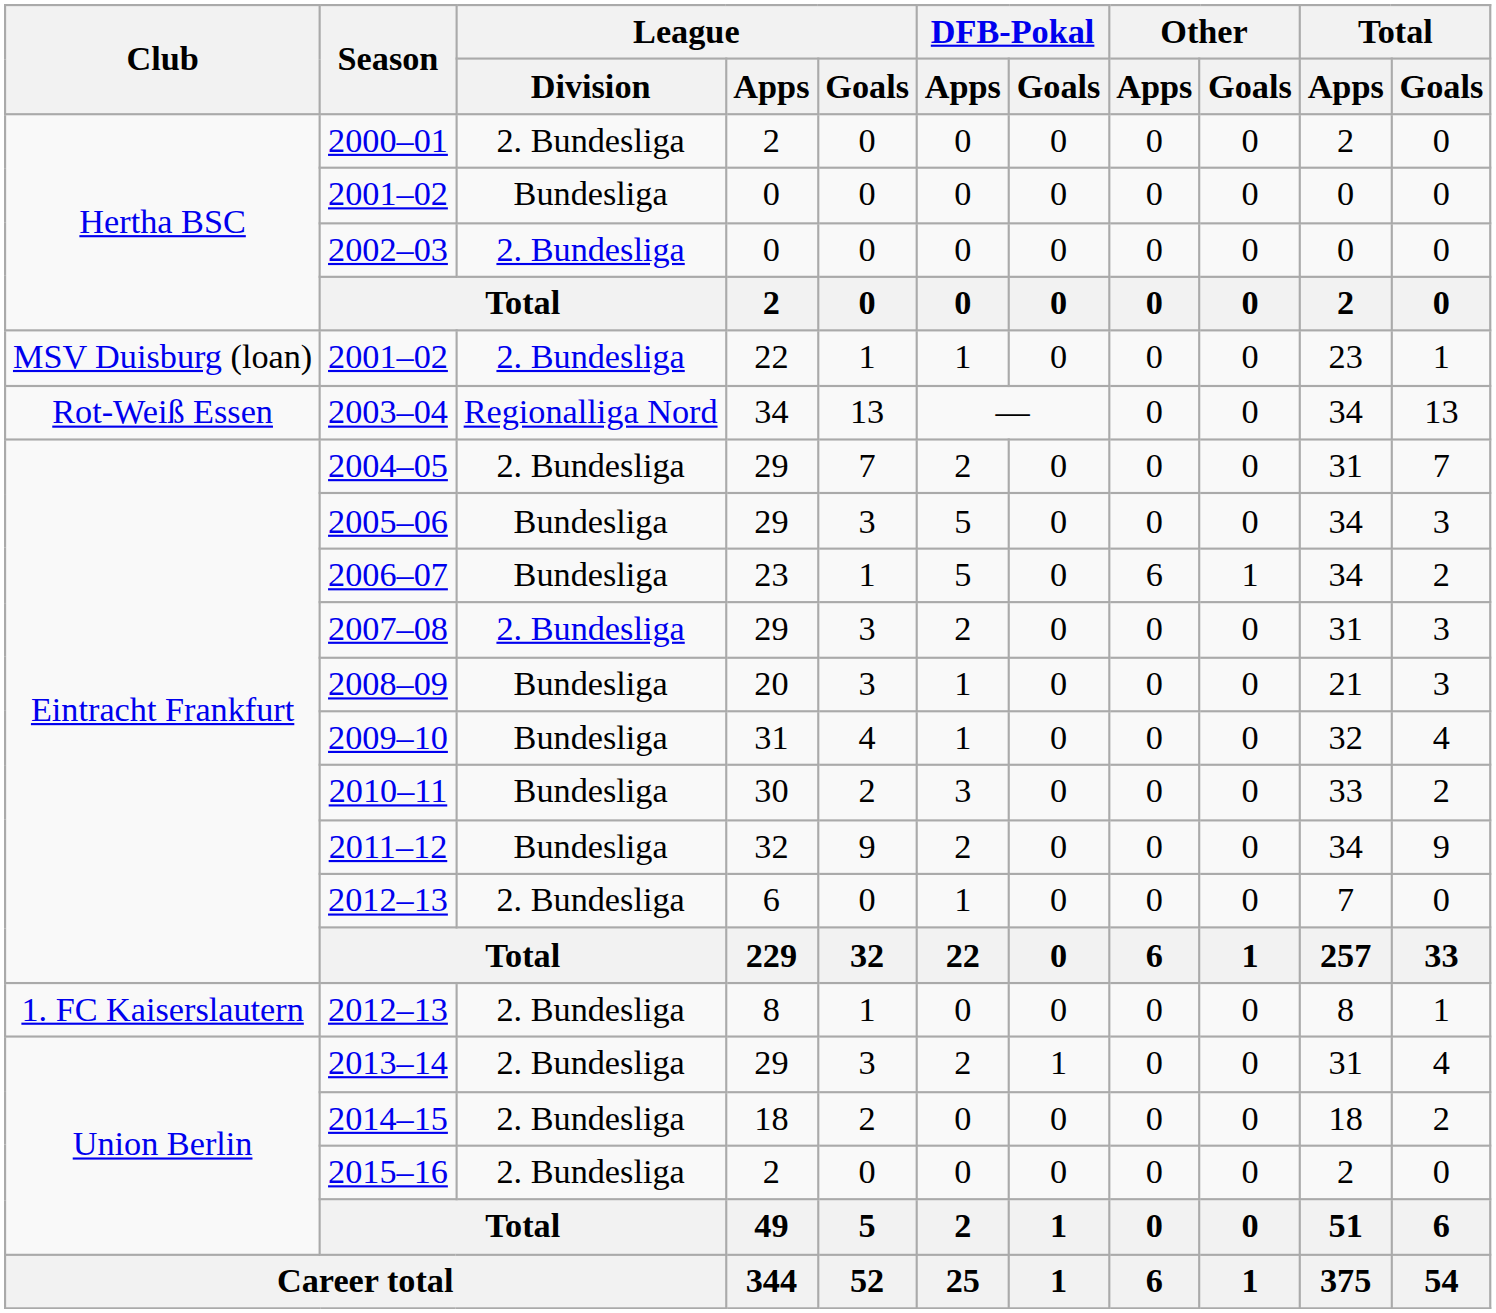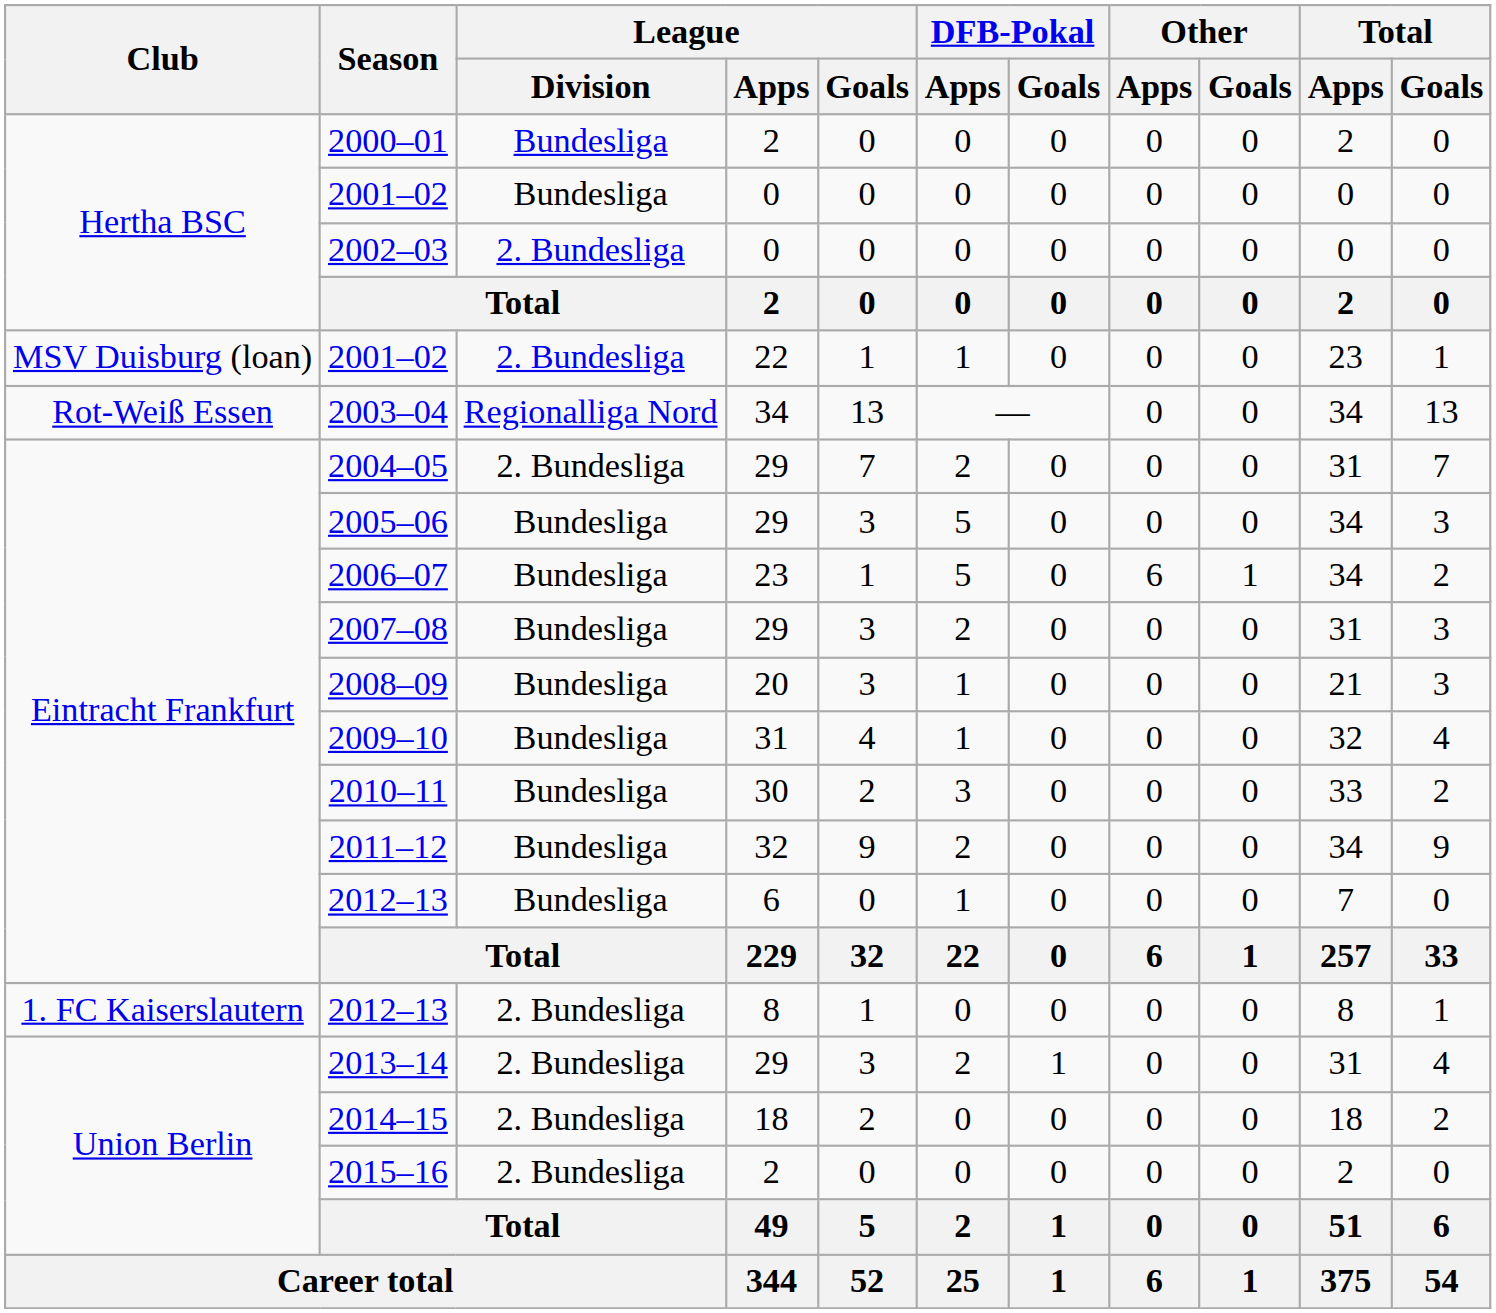(591, 140) 2. Bundesliga -> (591, 140) Bundesliga
(591, 628) 2. Bundesliga -> (591, 628) Bundesliga
(591, 900) 2. Bundesliga -> (591, 900) Bundesliga
